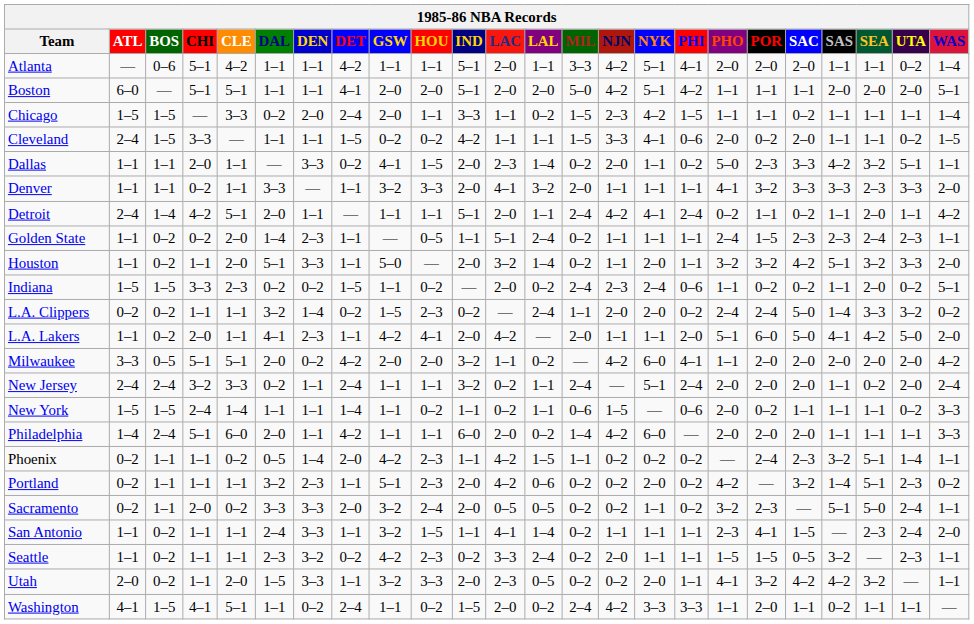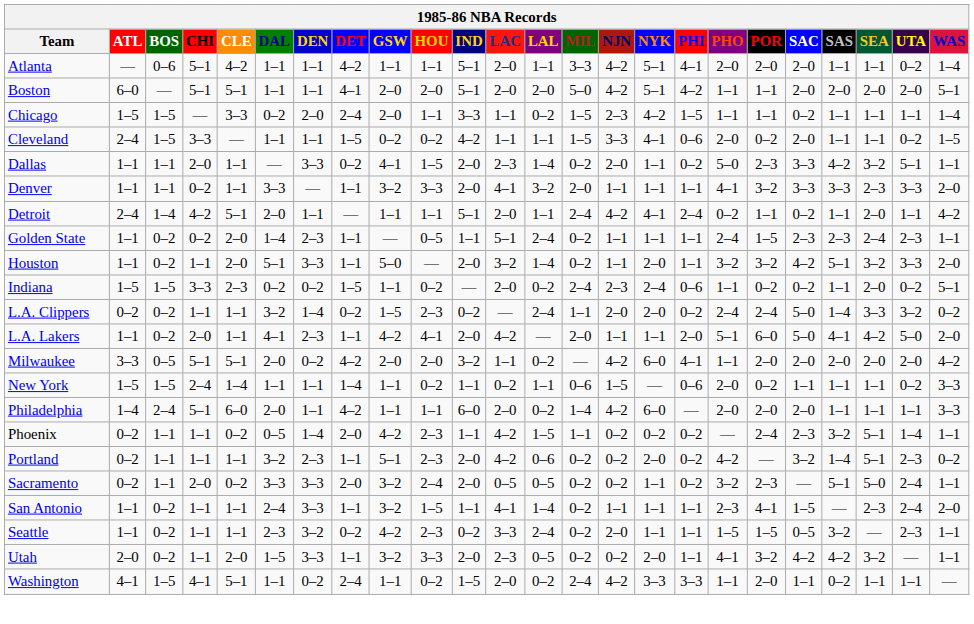(804, 90) 1–1 -> (804, 90) 2–0
- row: (42, 385)
